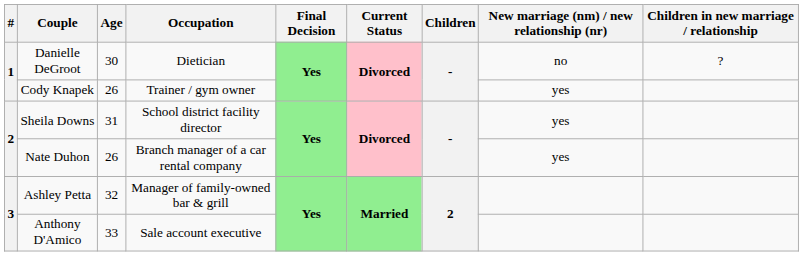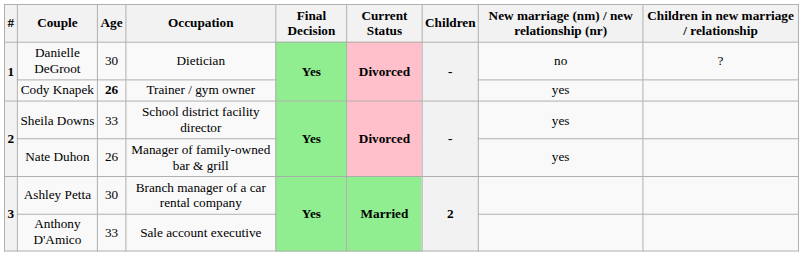(112, 90) normal -> (112, 90) bold
(112, 120) 31 -> (112, 120) 33
(201, 157) Branch manager of a car rental company -> (201, 157) Manager of family-owned bar & grill
(112, 195) 32 -> (112, 195) 30
(201, 195) Manager of family-owned bar & grill -> (201, 195) Branch manager of a car rental company
